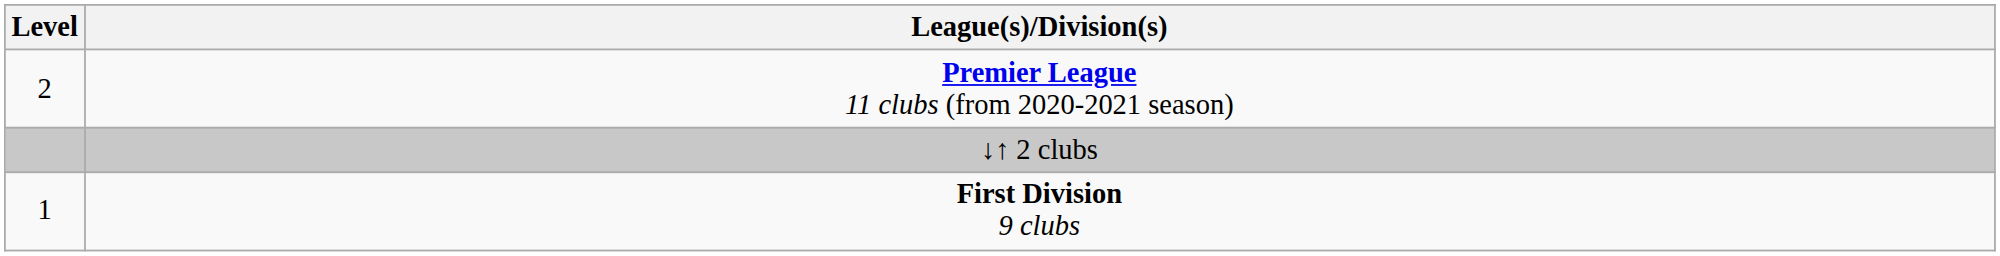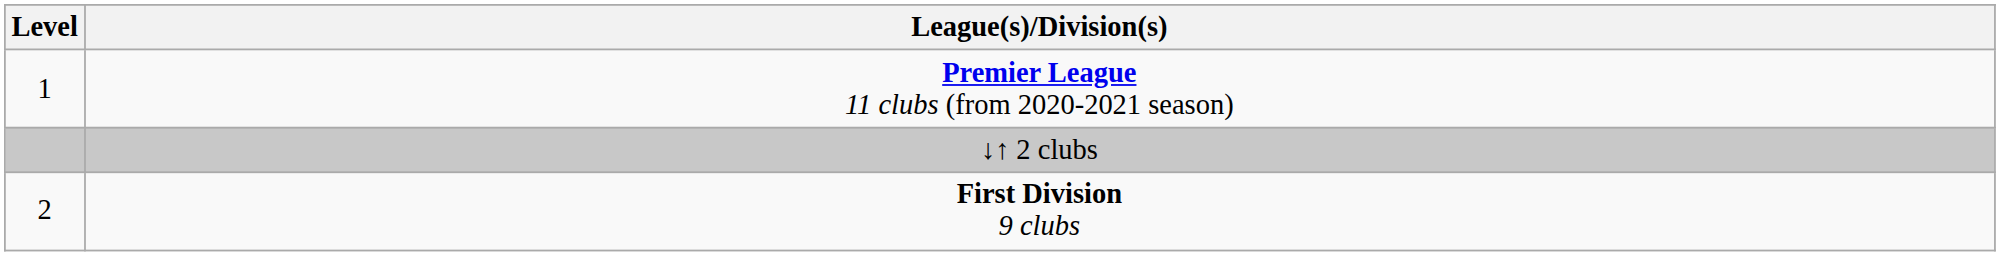(45, 88) 2 -> (45, 88) 1
(45, 210) 1 -> (45, 210) 2
